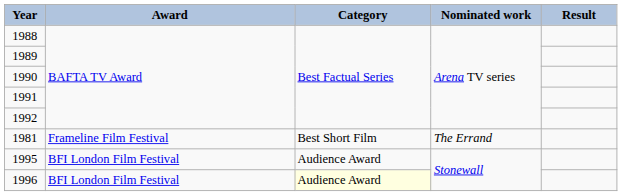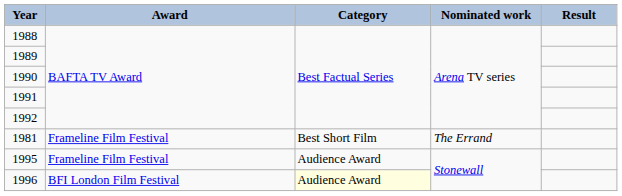(114, 159) BFI London Film Festival -> (108, 159) Frameline Film Festival
